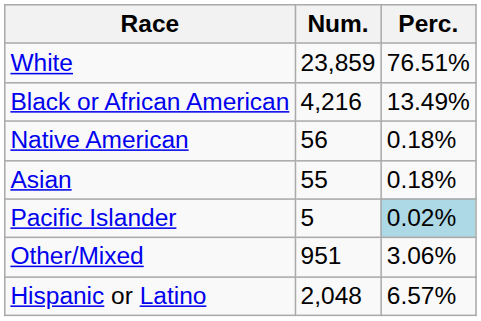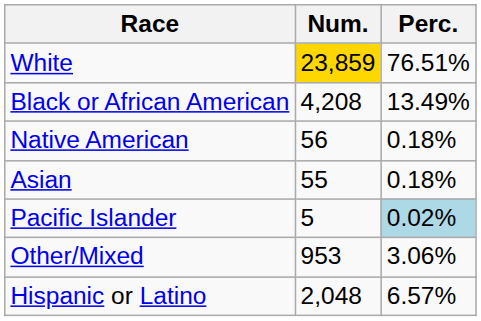(338, 62) no background -> (338, 62) gold background
(331, 101) 4,216 -> (331, 101) 4,208
(321, 256) 951 -> (321, 256) 953
